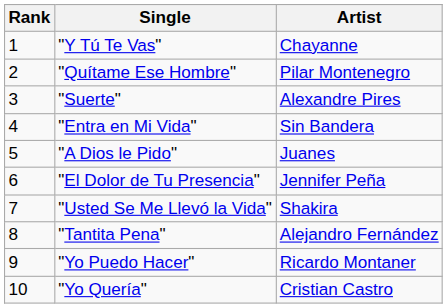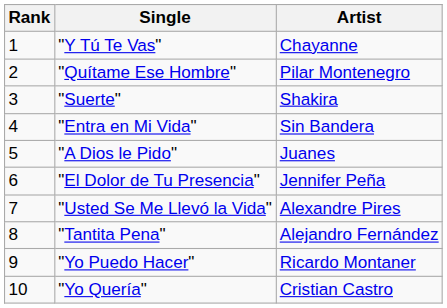(340, 99) Alexandre Pires -> (309, 99) Shakira
(309, 208) Shakira -> (340, 208) Alexandre Pires
